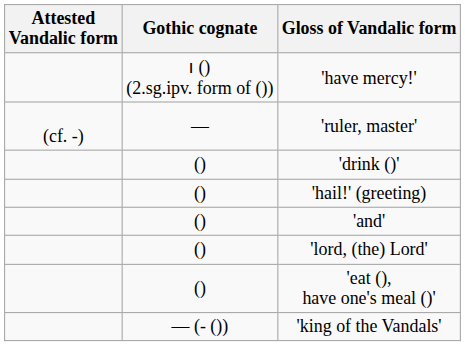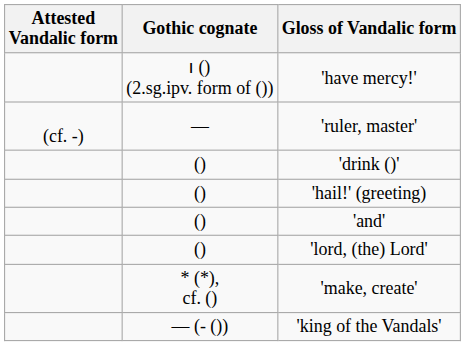- row: (369, 288)
+ row: (369, 288)
